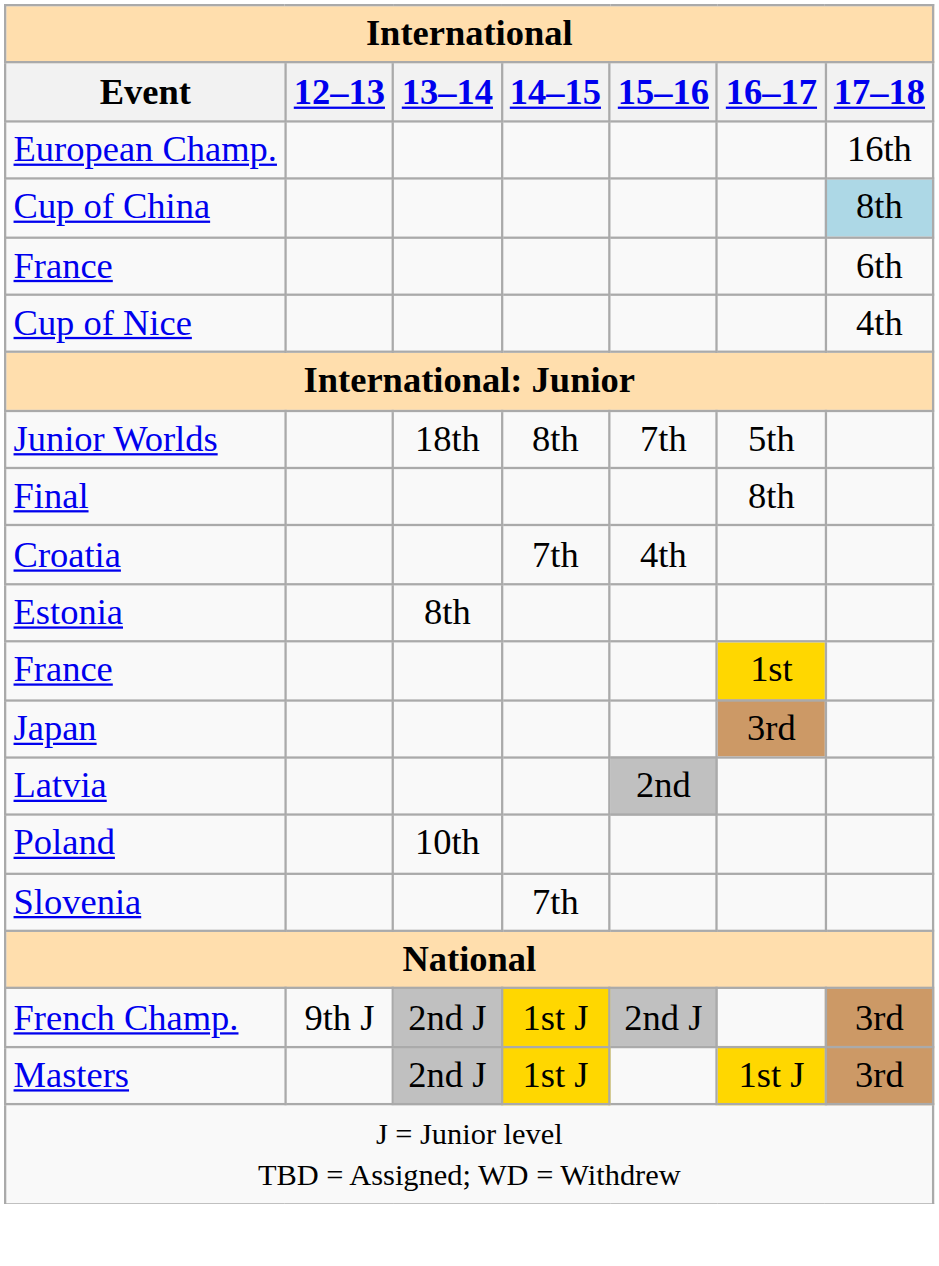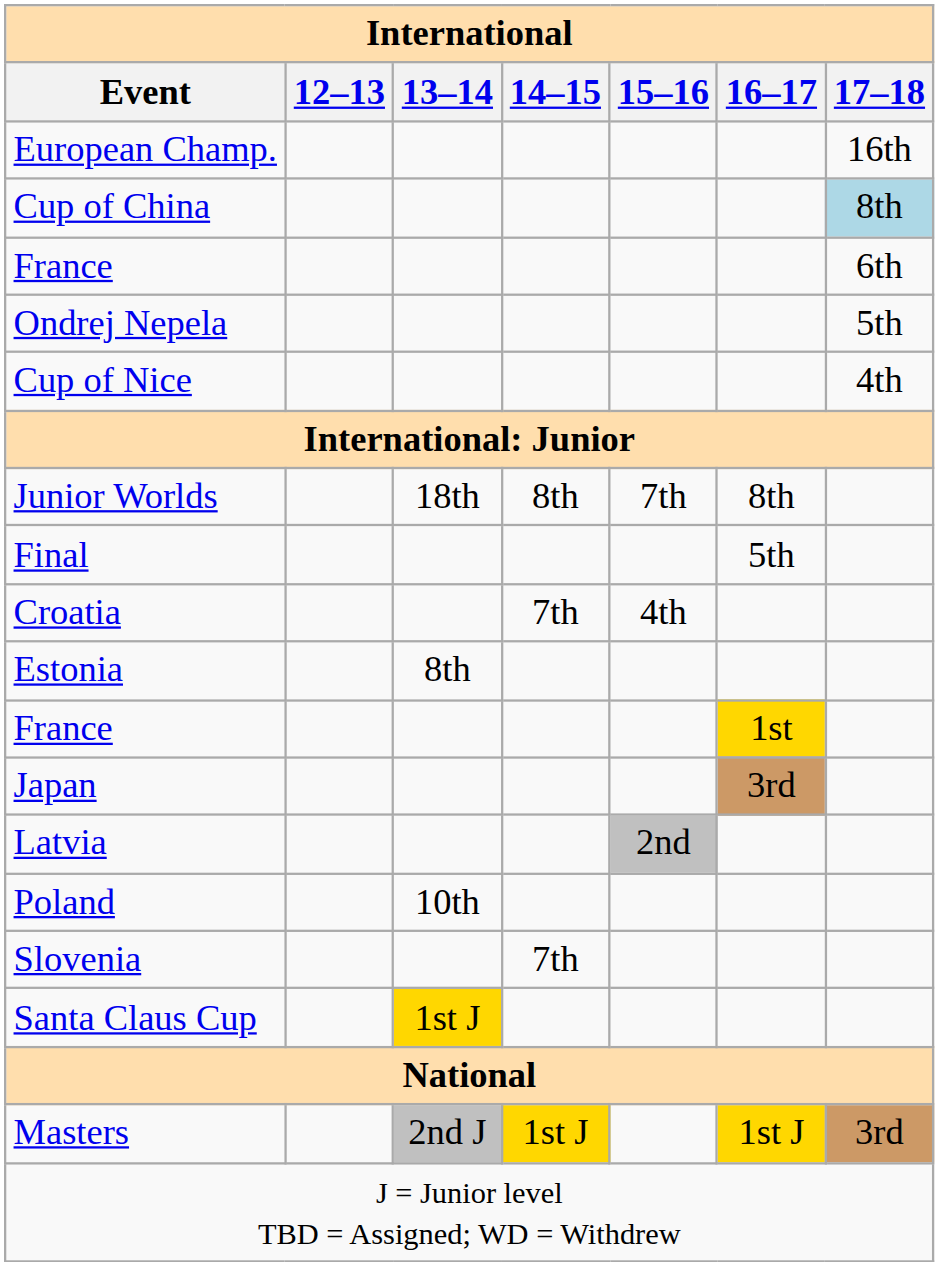+ row: (120, 322)
(771, 438) 5th -> (771, 496) 8th
(771, 496) 8th -> (771, 554) 5th
+ row: (135, 1016)
- row: (126, 1016)
